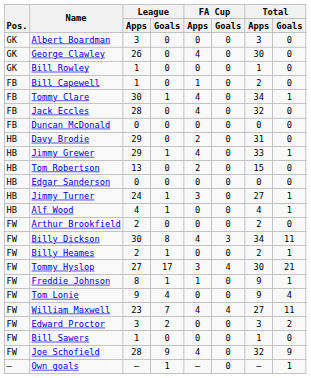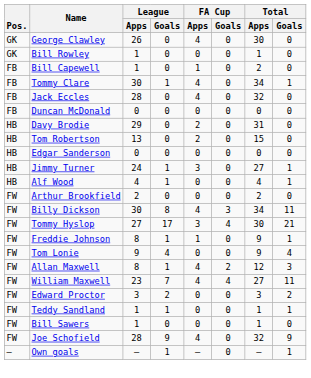- row: (71, 40)
- row: (63, 153)
- row: (63, 253)
+ row: (66, 267)
+ row: (68, 310)
